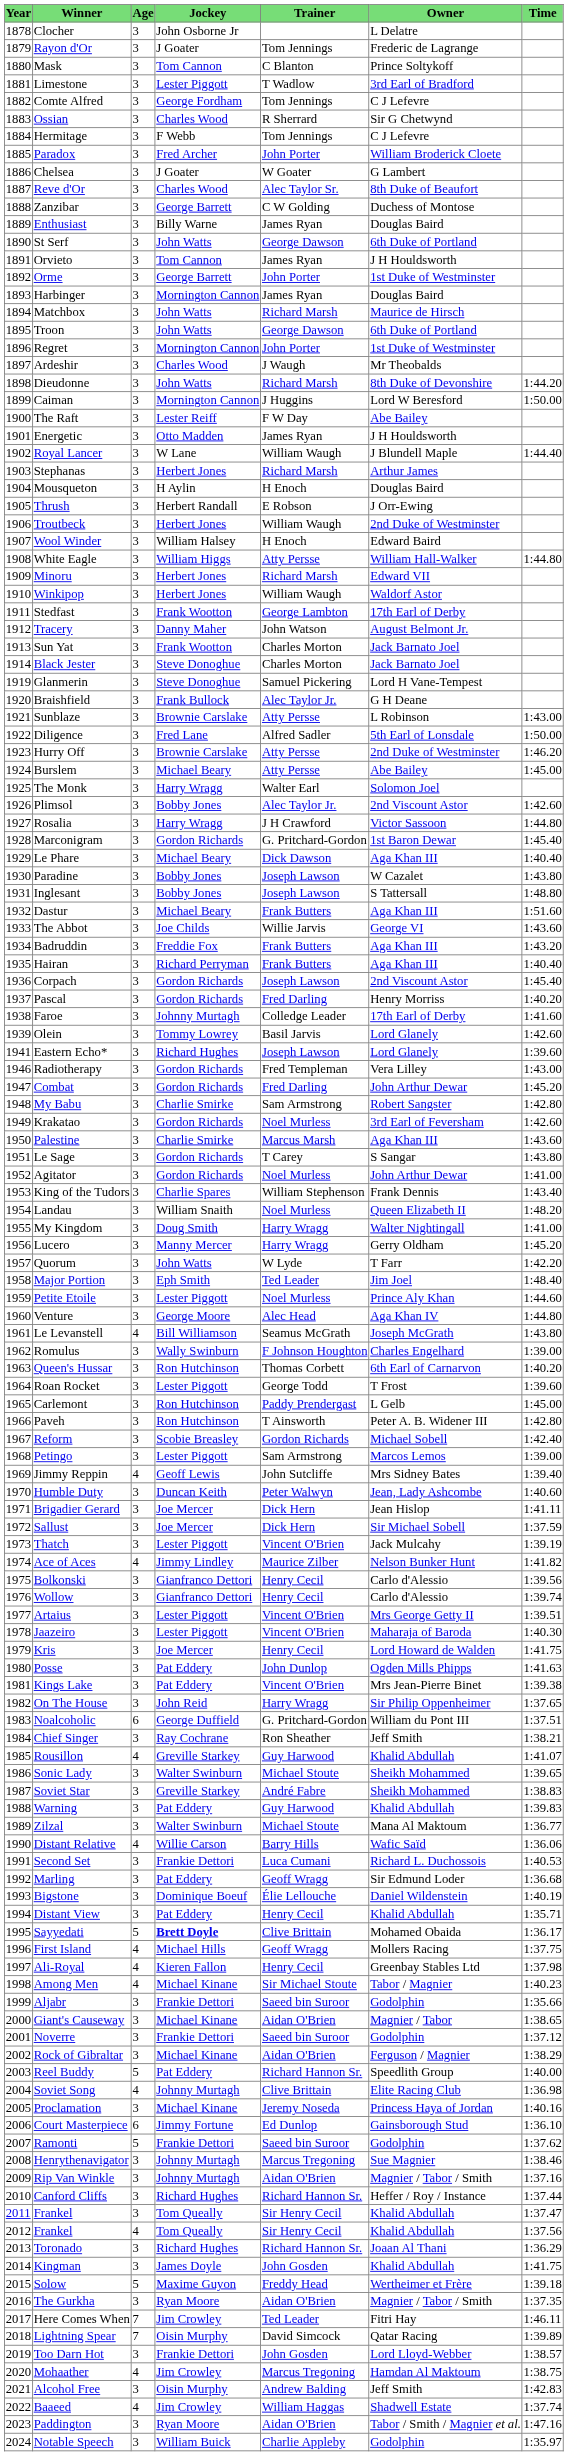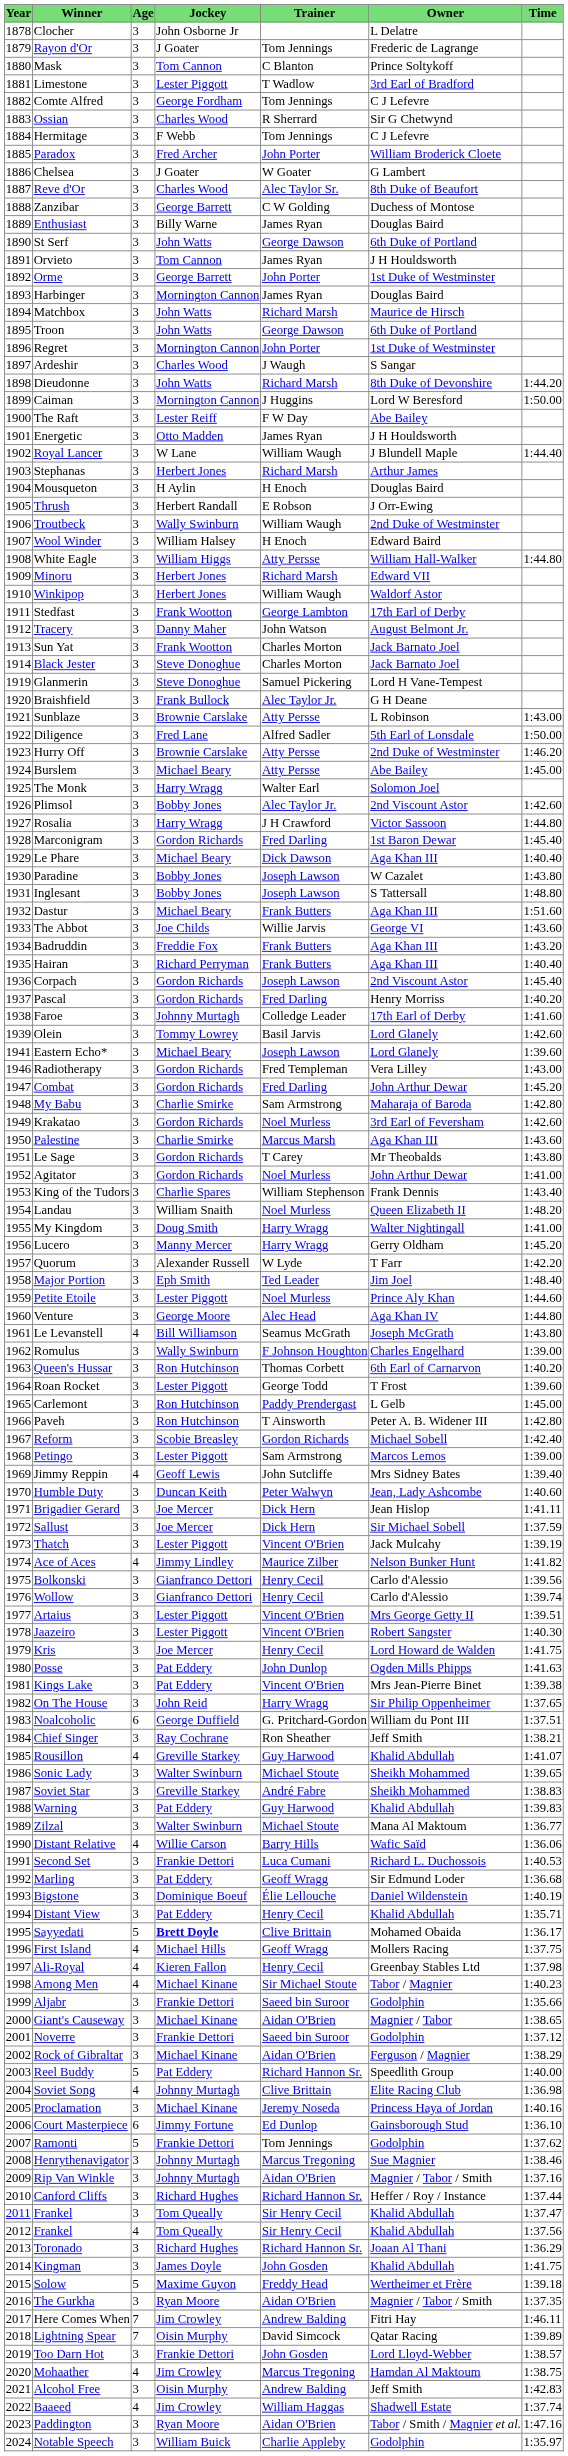(406, 365) Mr Theobalds -> (393, 365) S Sangar
(191, 523) Herbert Jones -> (197, 523) Wally Swinburn
(314, 840) G. Pritchard-Gordon -> (294, 840) Fred Darling
(197, 1051) Richard Hughes -> (194, 1051) Michael Beary
(411, 1104) Robert Sangster -> (421, 1104) Maharaja of Baroda
(393, 1157) S Sangar -> (406, 1157) Mr Theobalds
(184, 1262) John Watts -> (203, 1262) Alexander Russell
(421, 1632) Maharaja of Baroda -> (411, 1632) Robert Sangster
(306, 2142) Saeed bin Suroor -> (297, 2142) Tom Jennings
(291, 2318) Ted Leader -> (304, 2318) Andrew Balding
